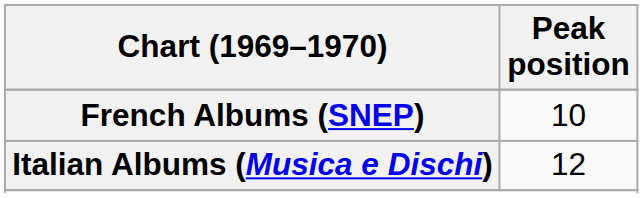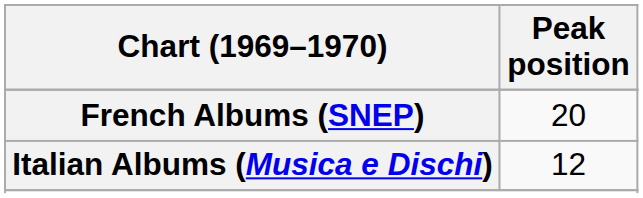(569, 114) 10 -> (569, 114) 20
